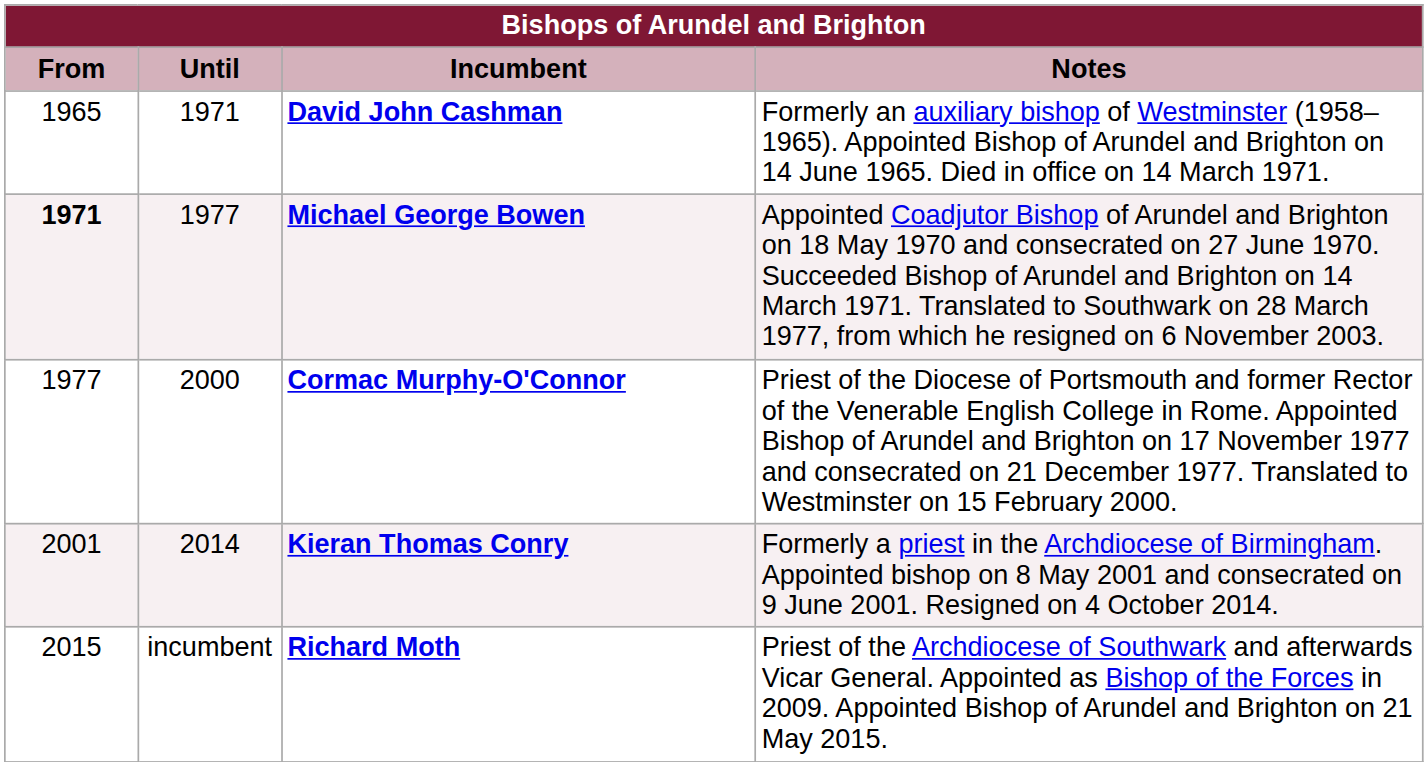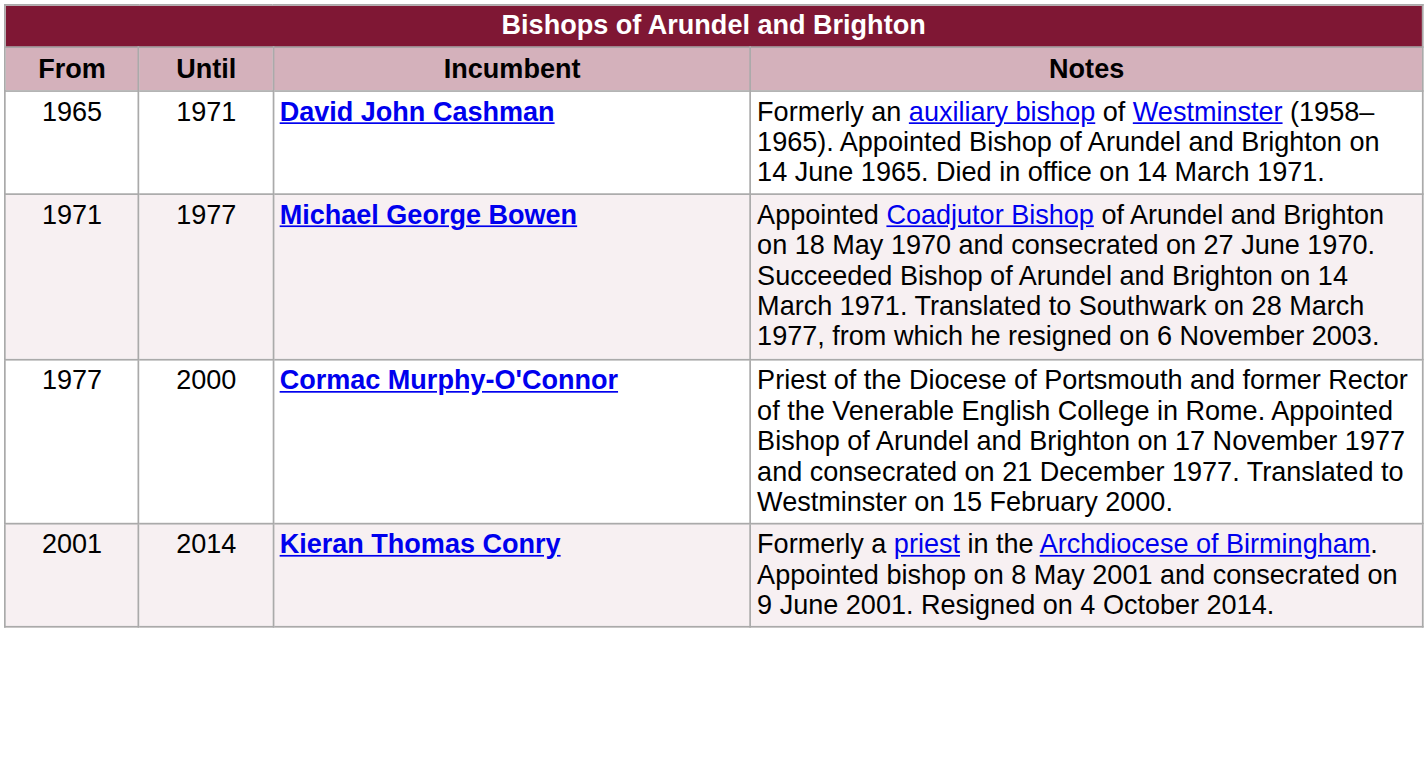(72, 215) bold -> (72, 215) normal
- row: (374, 648)
